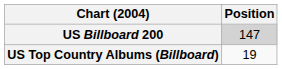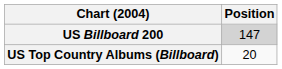(249, 54) 19 -> (249, 54) 20
